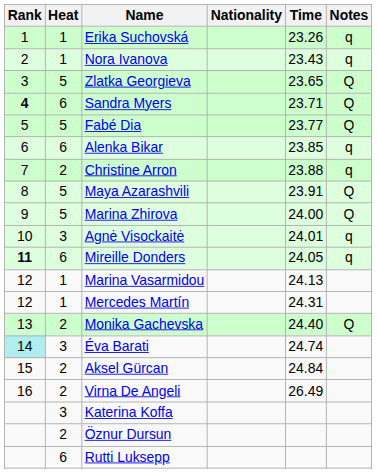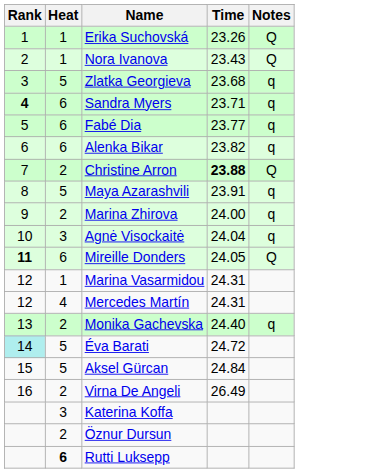- column: (246, 15)
(349, 37) q -> (271, 37) Q
(349, 59) q -> (271, 59) Q
(306, 81) 23.65 -> (228, 81) 23.68
(349, 81) Q -> (271, 81) q
(349, 103) Q -> (271, 103) q
(63, 125) 5 -> (63, 125) 6
(349, 125) Q -> (271, 125) q
(306, 147) 23.85 -> (228, 147) 23.82
(306, 170) normal -> (228, 170) bold
(349, 170) q -> (271, 170) Q
(349, 192) Q -> (271, 192) q
(63, 214) 5 -> (63, 214) 2
(349, 214) Q -> (271, 214) q
(306, 236) 24.01 -> (228, 236) 24.04
(349, 258) q -> (271, 258) Q
(306, 280) 24.13 -> (228, 280) 24.31
(63, 302) 1 -> (63, 302) 4
(349, 324) Q -> (271, 324) q
(63, 346) 3 -> (63, 346) 5
(306, 346) 24.74 -> (228, 346) 24.72
(63, 368) 2 -> (63, 368) 5
(63, 457) normal -> (63, 457) bold
